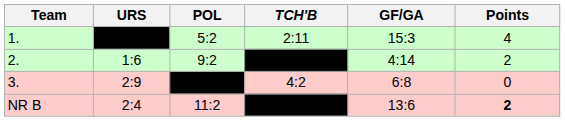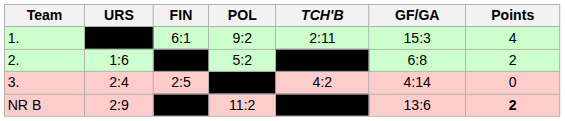+ column: (181, 15)
(207, 37) 5:2 -> (242, 37) 9:2
(207, 60) 9:2 -> (242, 60) 5:2
(401, 60) 4:14 -> (417, 60) 6:8
(132, 82) 2:9 -> (119, 82) 2:4
(401, 82) 6:8 -> (417, 82) 4:14
(132, 104) 2:4 -> (119, 104) 2:9
